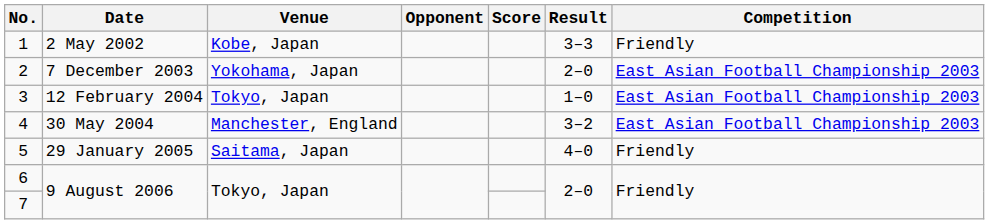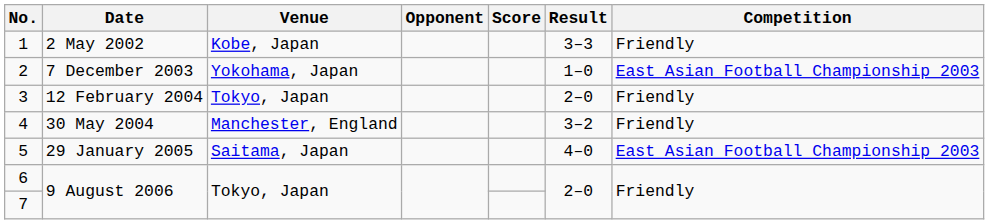(578, 71) 2–0 -> (578, 71) 1–0
(578, 98) 1–0 -> (578, 98) 2–0
(798, 98) East Asian Football Championship 2003 -> (655, 98) Friendly
(798, 125) East Asian Football Championship 2003 -> (655, 125) Friendly
(655, 151) Friendly -> (798, 151) East Asian Football Championship 2003
